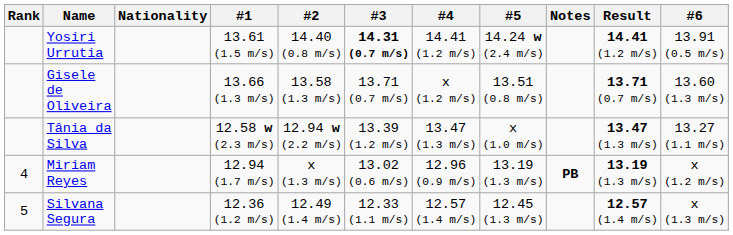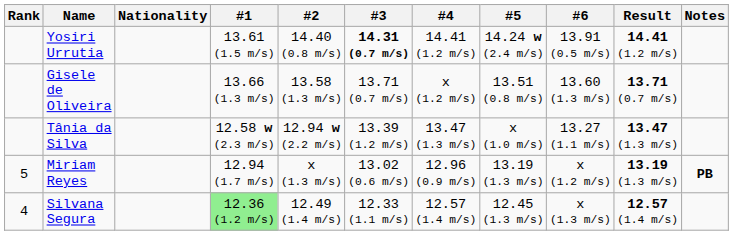columns swapped: (695, 16) <-> (570, 16)
(24, 174) 4 -> (24, 174) 5
(24, 212) 5 -> (24, 212) 4
(244, 211) no background -> (244, 211) lightgreen background
